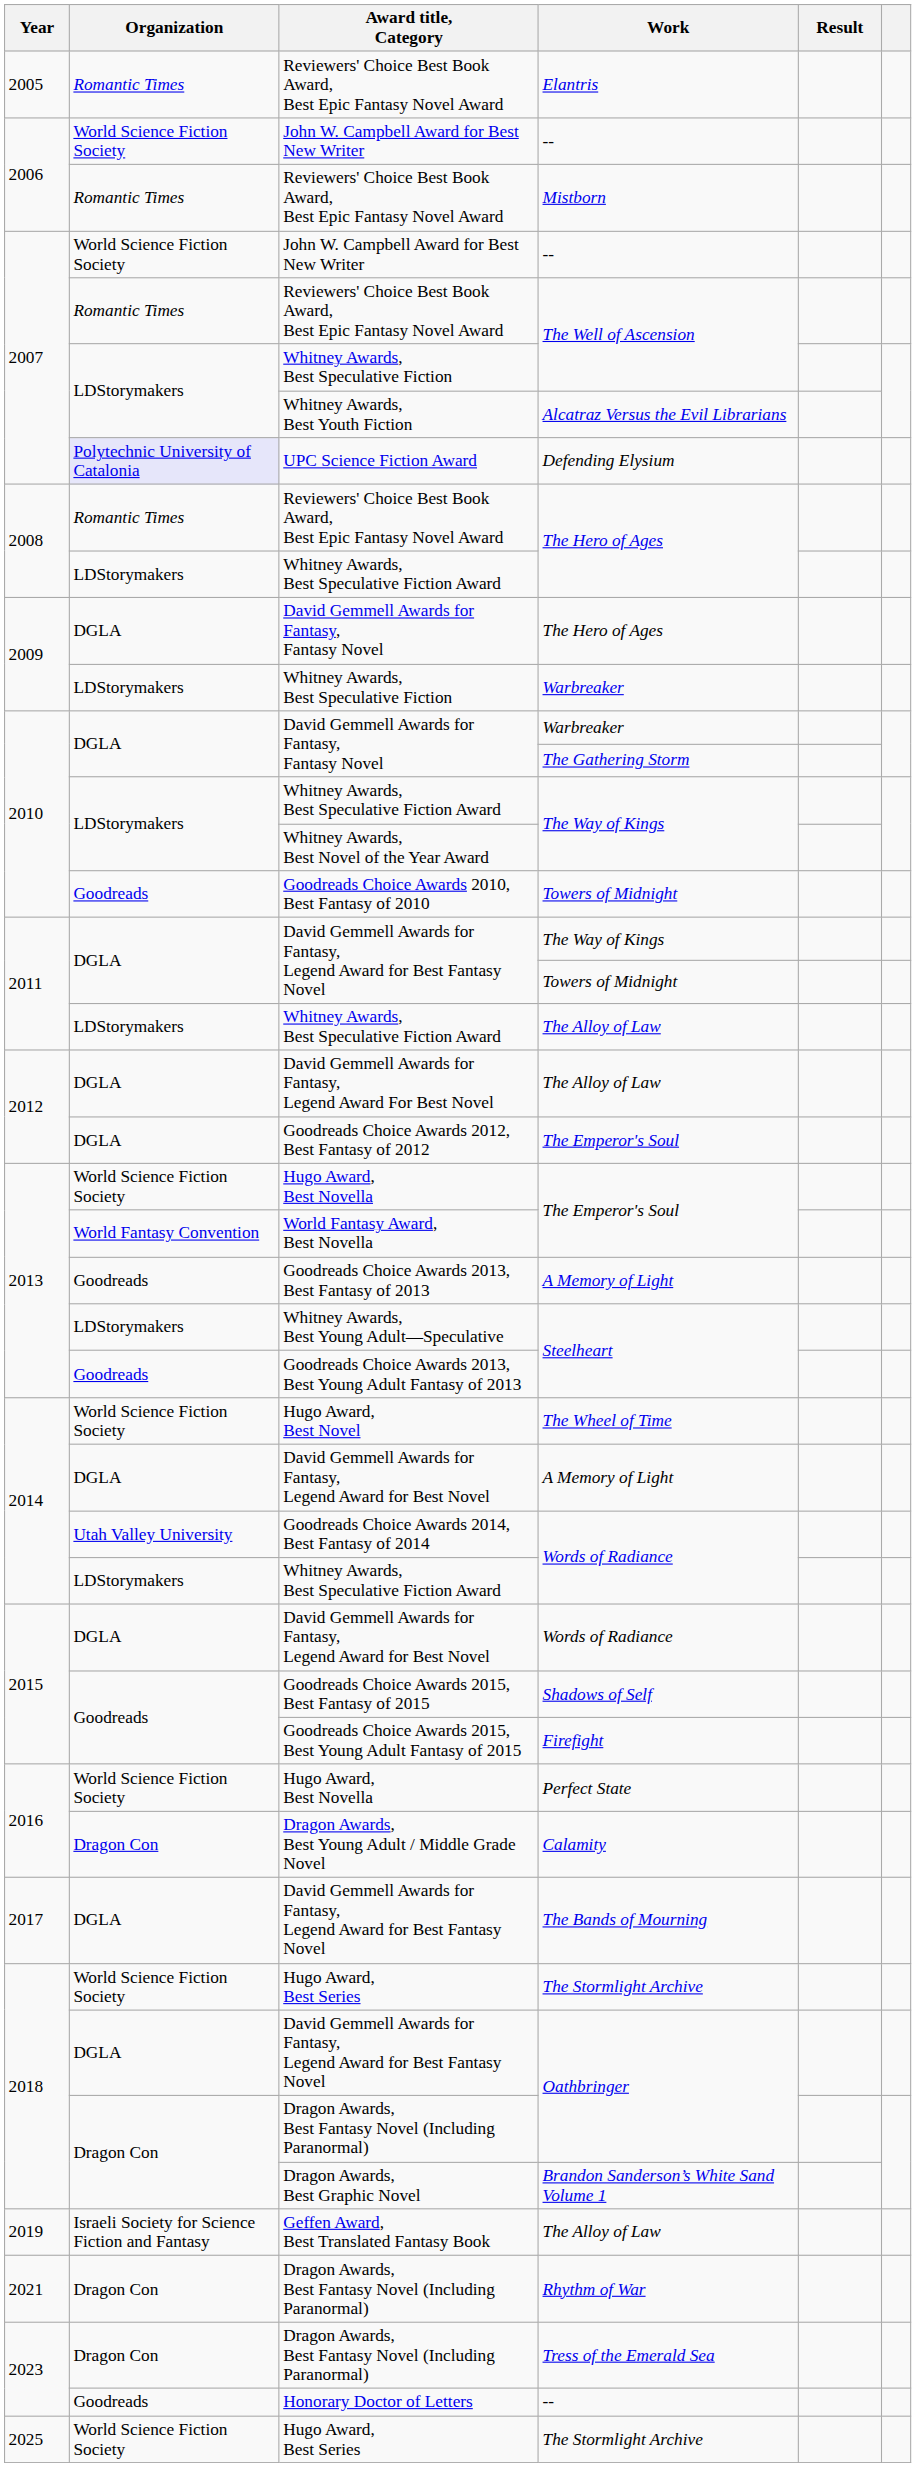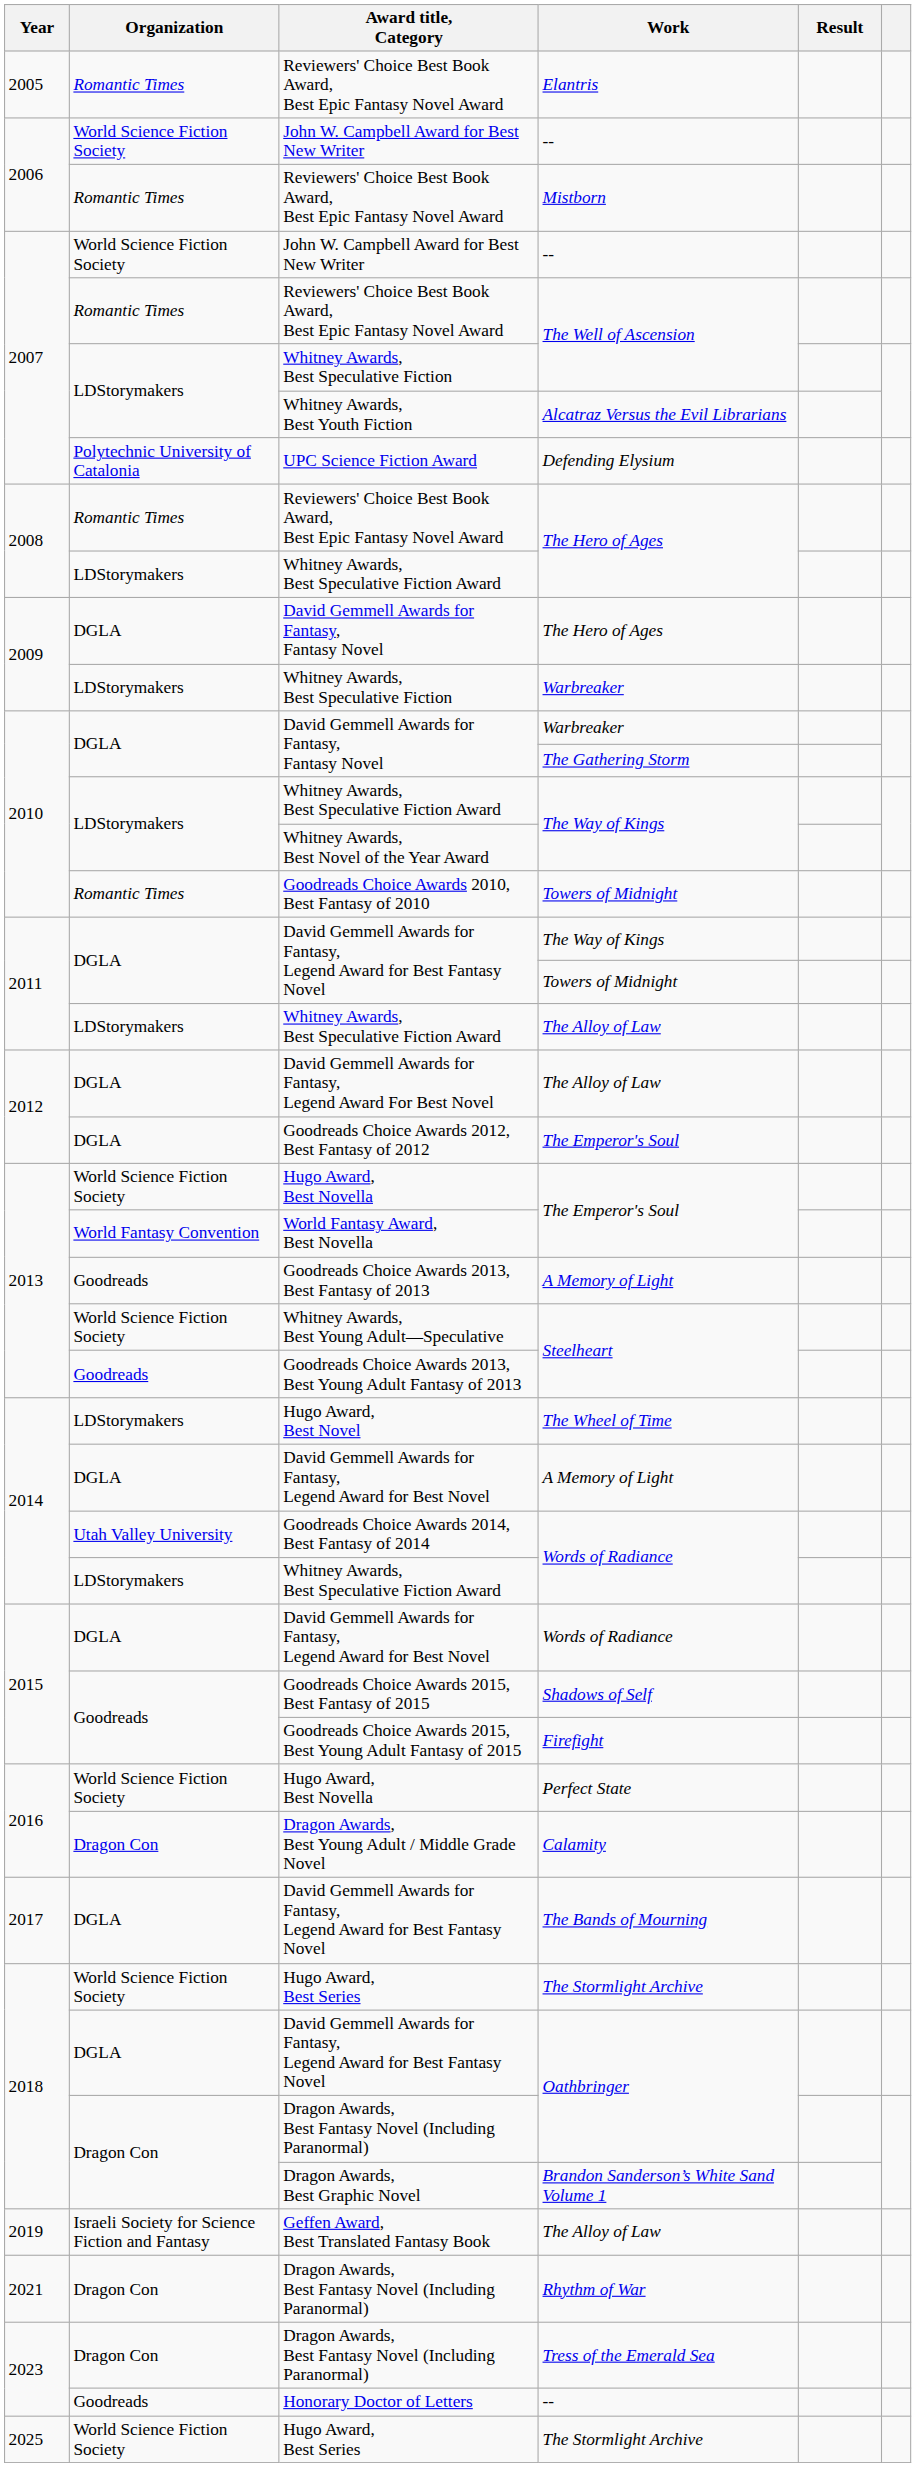(162, 461) lavender background -> (162, 461) no background
(111, 894) Goodreads -> (129, 894) Romantic Times
(129, 1327) LDStorymakers -> (150, 1327) World Science Fiction Society
(150, 1420) World Science Fiction Society -> (129, 1420) LDStorymakers
